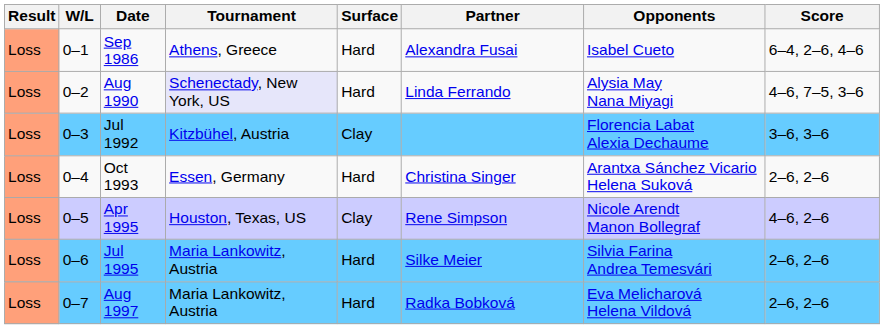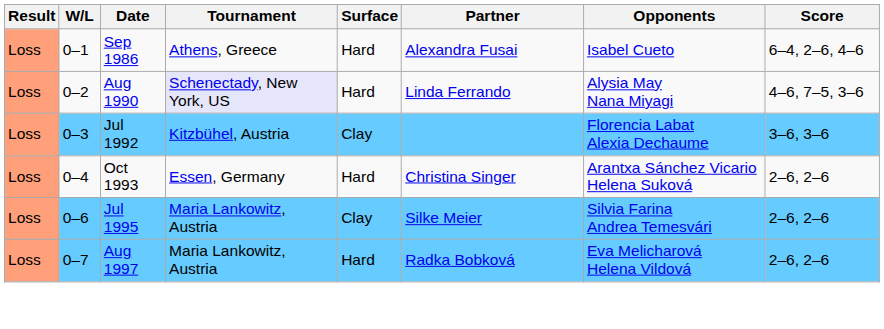- row: (121, 218)
(358, 260) Hard -> (357, 218) Clay
